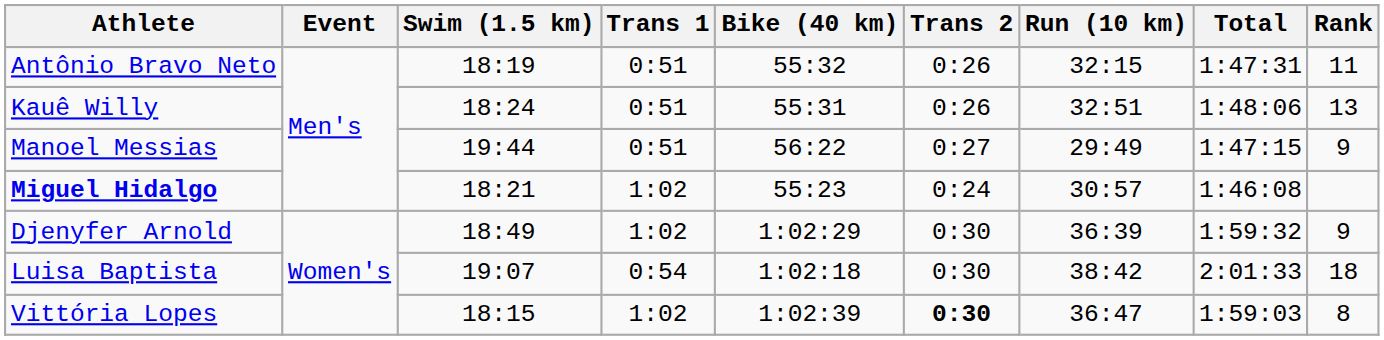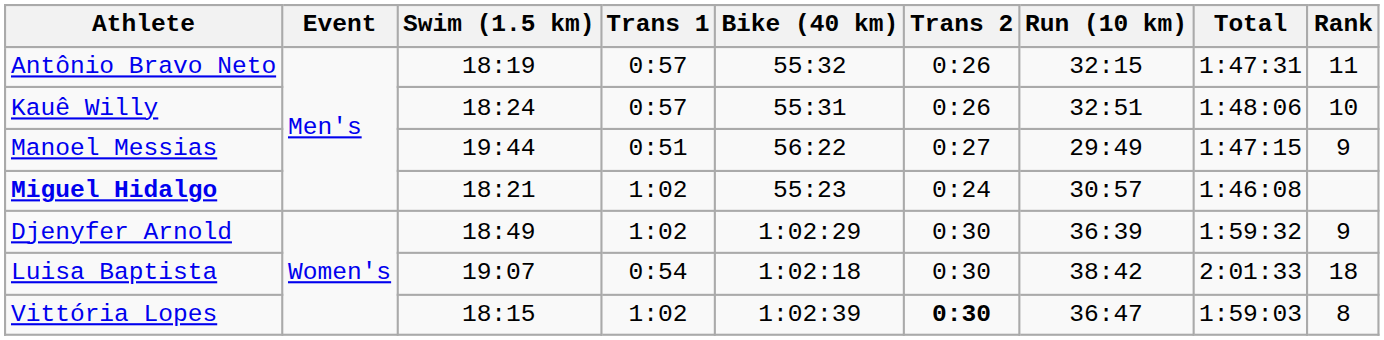(658, 67) 0:51 -> (658, 67) 0:57
(658, 108) 0:51 -> (658, 108) 0:57
(1343, 108) 13 -> (1343, 108) 10
